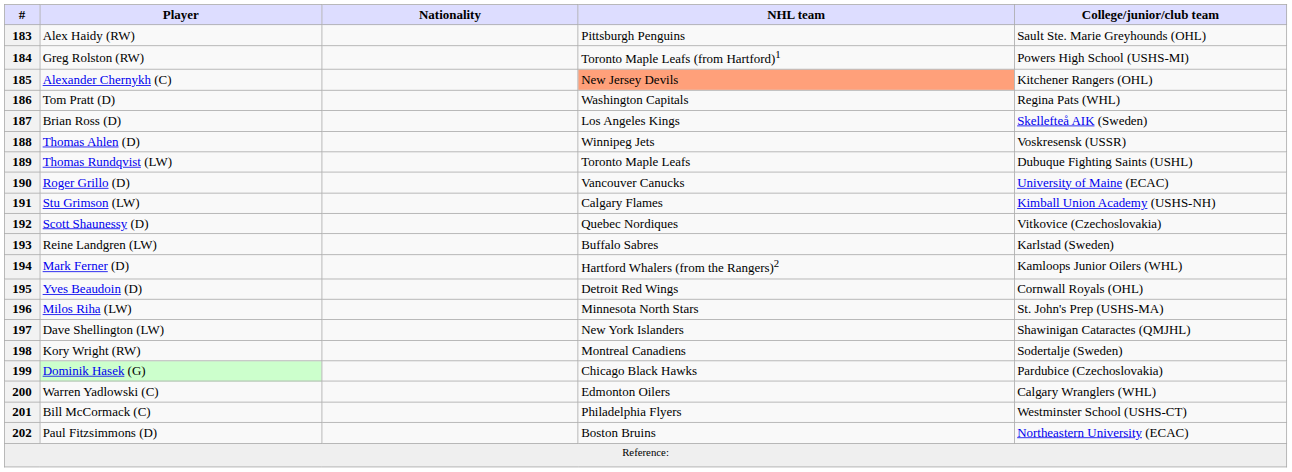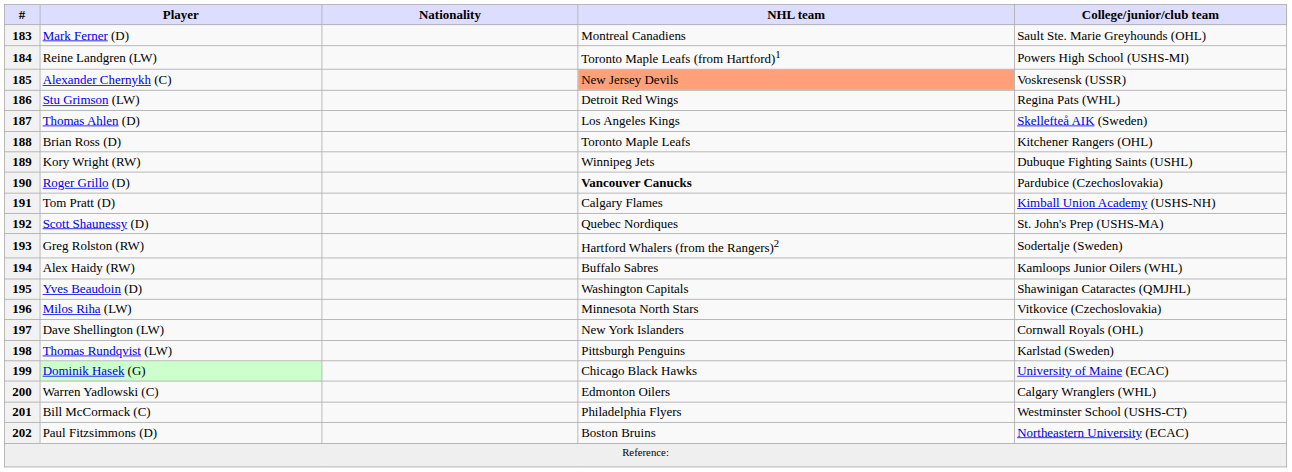(89, 35) Alex Haidy (RW) -> (86, 35) Mark Ferner (D)
(633, 35) Pittsburgh Penguins -> (634, 35) Montreal Canadiens
(93, 57) Greg Rolston (RW) -> (100, 57) Reine Landgren (LW)
(1085, 79) Kitchener Rangers (OHL) -> (1072, 79) Voskresensk (USSR)
(79, 100) Tom Pratt (D) -> (91, 100) Stu Grimson (LW)
(635, 100) Washington Capitals -> (630, 100) Detroit Red Wings
(82, 121) Brian Ross (D) -> (91, 121) Thomas Ahlen (D)
(91, 141) Thomas Ahlen (D) -> (82, 141) Brian Ross (D)
(618, 141) Winnipeg Jets -> (636, 141) Toronto Maple Leafs
(1072, 141) Voskresensk (USSR) -> (1085, 141) Kitchener Rangers (OHL)
(107, 162) Thomas Rundqvist (LW) -> (92, 162) Kory Wright (RW)
(636, 162) Toronto Maple Leafs -> (618, 162) Winnipeg Jets
(633, 182) normal -> (636, 182) bold
(1093, 182) University of Maine (ECAC) -> (1090, 182) Pardubice (Czechoslovakia)
(91, 203) Stu Grimson (LW) -> (79, 203) Tom Pratt (D)
(1089, 223) Vitkovice (Czechoslovakia) -> (1090, 223) St. John's Prep (USHS-MA)
(100, 244) Reine Landgren (LW) -> (93, 246) Greg Rolston (RW)
(620, 244) Buffalo Sabres -> (680, 246) Hartford Whalers (from the Rangers)2
(1066, 244) Karlstad (Sweden) -> (1070, 246) Sodertalje (Sweden)
(86, 266) Mark Ferner (D) -> (89, 268) Alex Haidy (RW)
(680, 266) Hartford Whalers (from the Rangers)2 -> (620, 268) Buffalo Sabres
(630, 288) Detroit Red Wings -> (635, 288) Washington Capitals
(1080, 288) Cornwall Royals (OHL) -> (1104, 288) Shawinigan Cataractes (QMJHL)
(1090, 309) St. John's Prep (USHS-MA) -> (1089, 309) Vitkovice (Czechoslovakia)
(1104, 330) Shawinigan Cataractes (QMJHL) -> (1080, 330) Cornwall Royals (OHL)
(92, 350) Kory Wright (RW) -> (107, 350) Thomas Rundqvist (LW)
(634, 350) Montreal Canadiens -> (633, 350) Pittsburgh Penguins
(1070, 350) Sodertalje (Sweden) -> (1066, 350) Karlstad (Sweden)
(1090, 371) Pardubice (Czechoslovakia) -> (1093, 371) University of Maine (ECAC)
